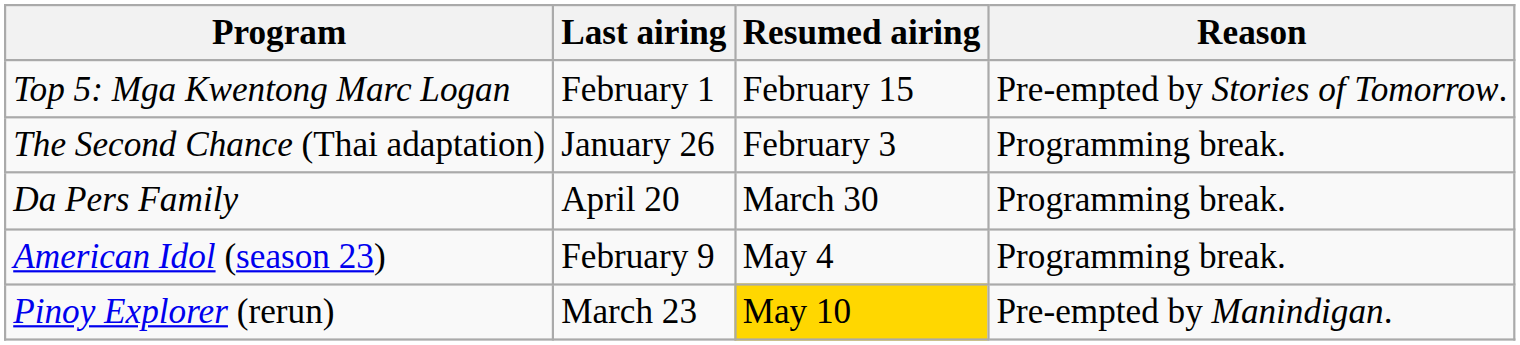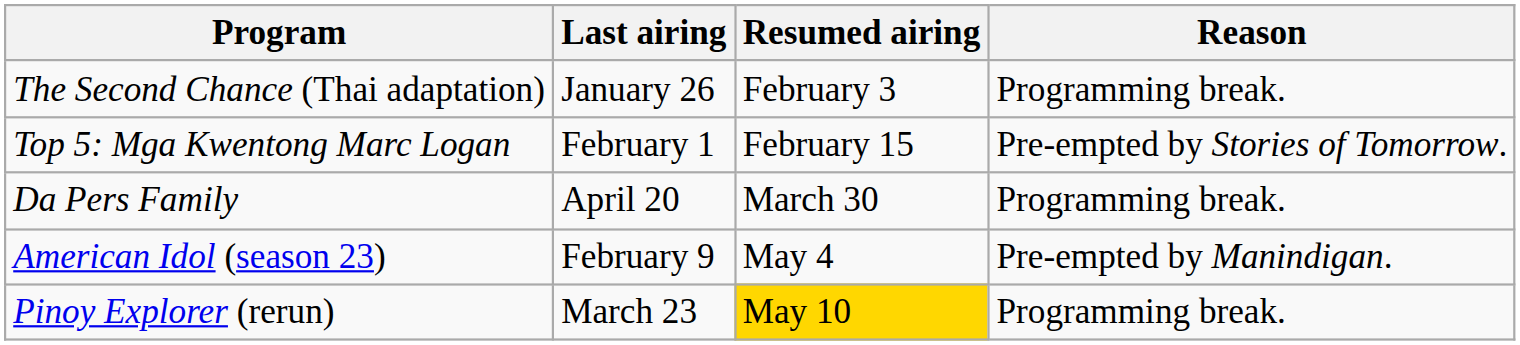rows swapped: (279, 144) <-> (262, 88)
(1141, 255) Programming break. -> (1194, 255) Pre-empted by Manindigan.
(1194, 311) Pre-empted by Manindigan. -> (1141, 311) Programming break.
